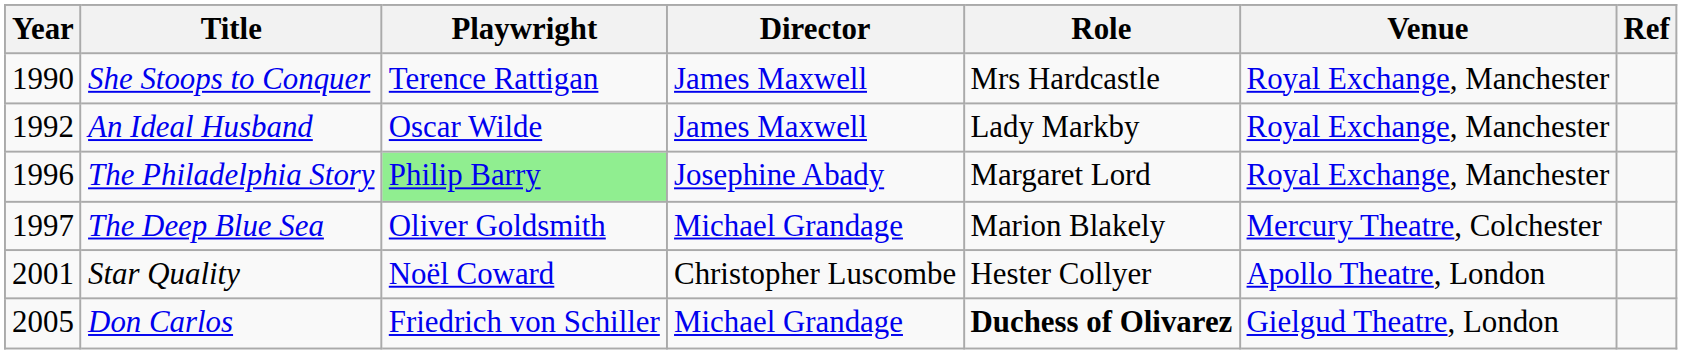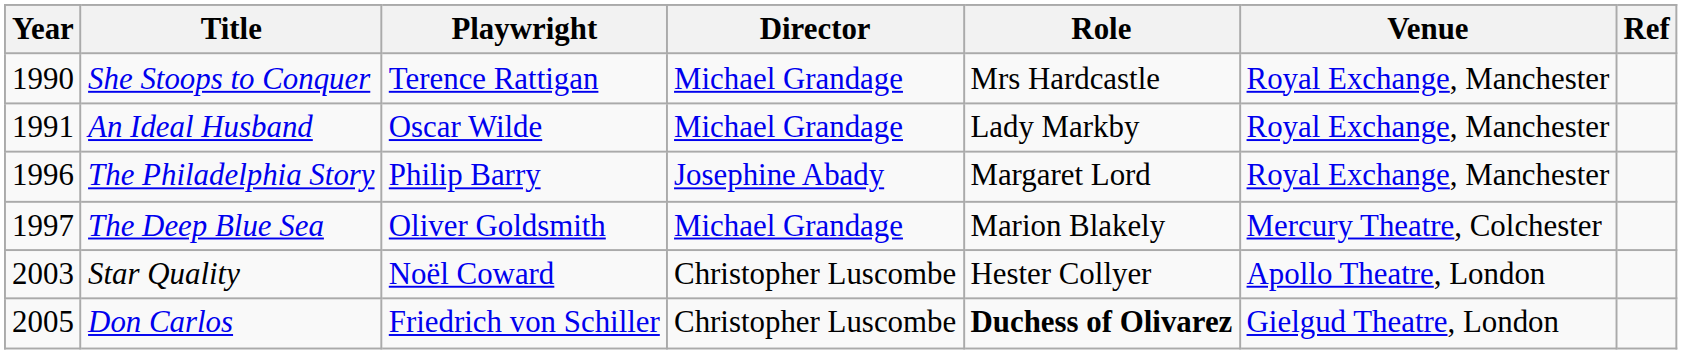(771, 77) James Maxwell -> (788, 77) Michael Grandage
(43, 126) 1992 -> (43, 126) 1991
(771, 126) James Maxwell -> (788, 126) Michael Grandage
(465, 175) lightgreen background -> (465, 175) no background
(43, 273) 2001 -> (43, 273) 2003
(788, 322) Michael Grandage -> (815, 322) Christopher Luscombe
